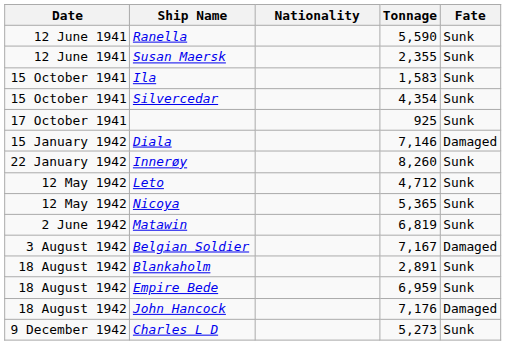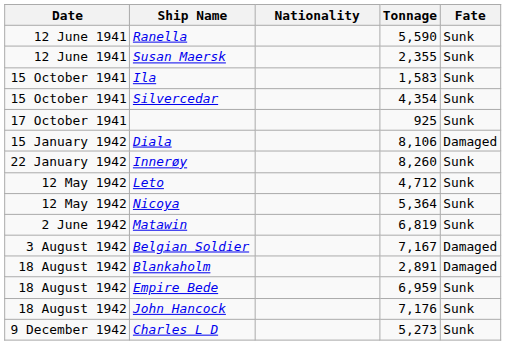(418, 141) 7,146 -> (418, 141) 8,106
(418, 204) 5,365 -> (418, 204) 5,364
(459, 267) Sunk -> (470, 267) Damaged
(470, 309) Damaged -> (459, 309) Sunk
